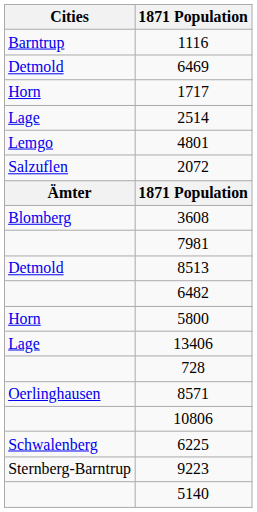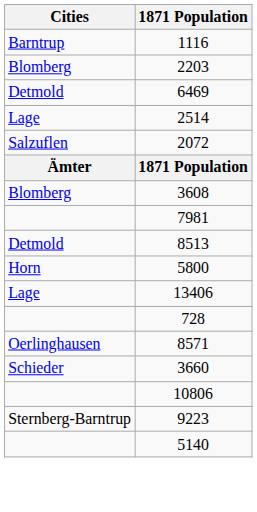+ row: (193, 67)
- row: (193, 92)
- row: (193, 142)
- row: (193, 293)
+ row: (193, 368)
- row: (193, 444)
